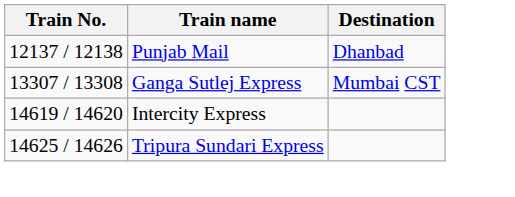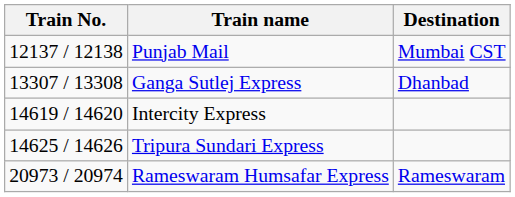(368, 51) Dhanbad -> (452, 51) Mumbai CST
(387, 82) Mumbai CST -> (433, 82) Dhanbad
+ row: (260, 176)
